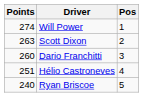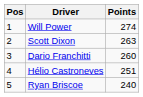columns swapped: (128, 12) <-> (21, 12)
